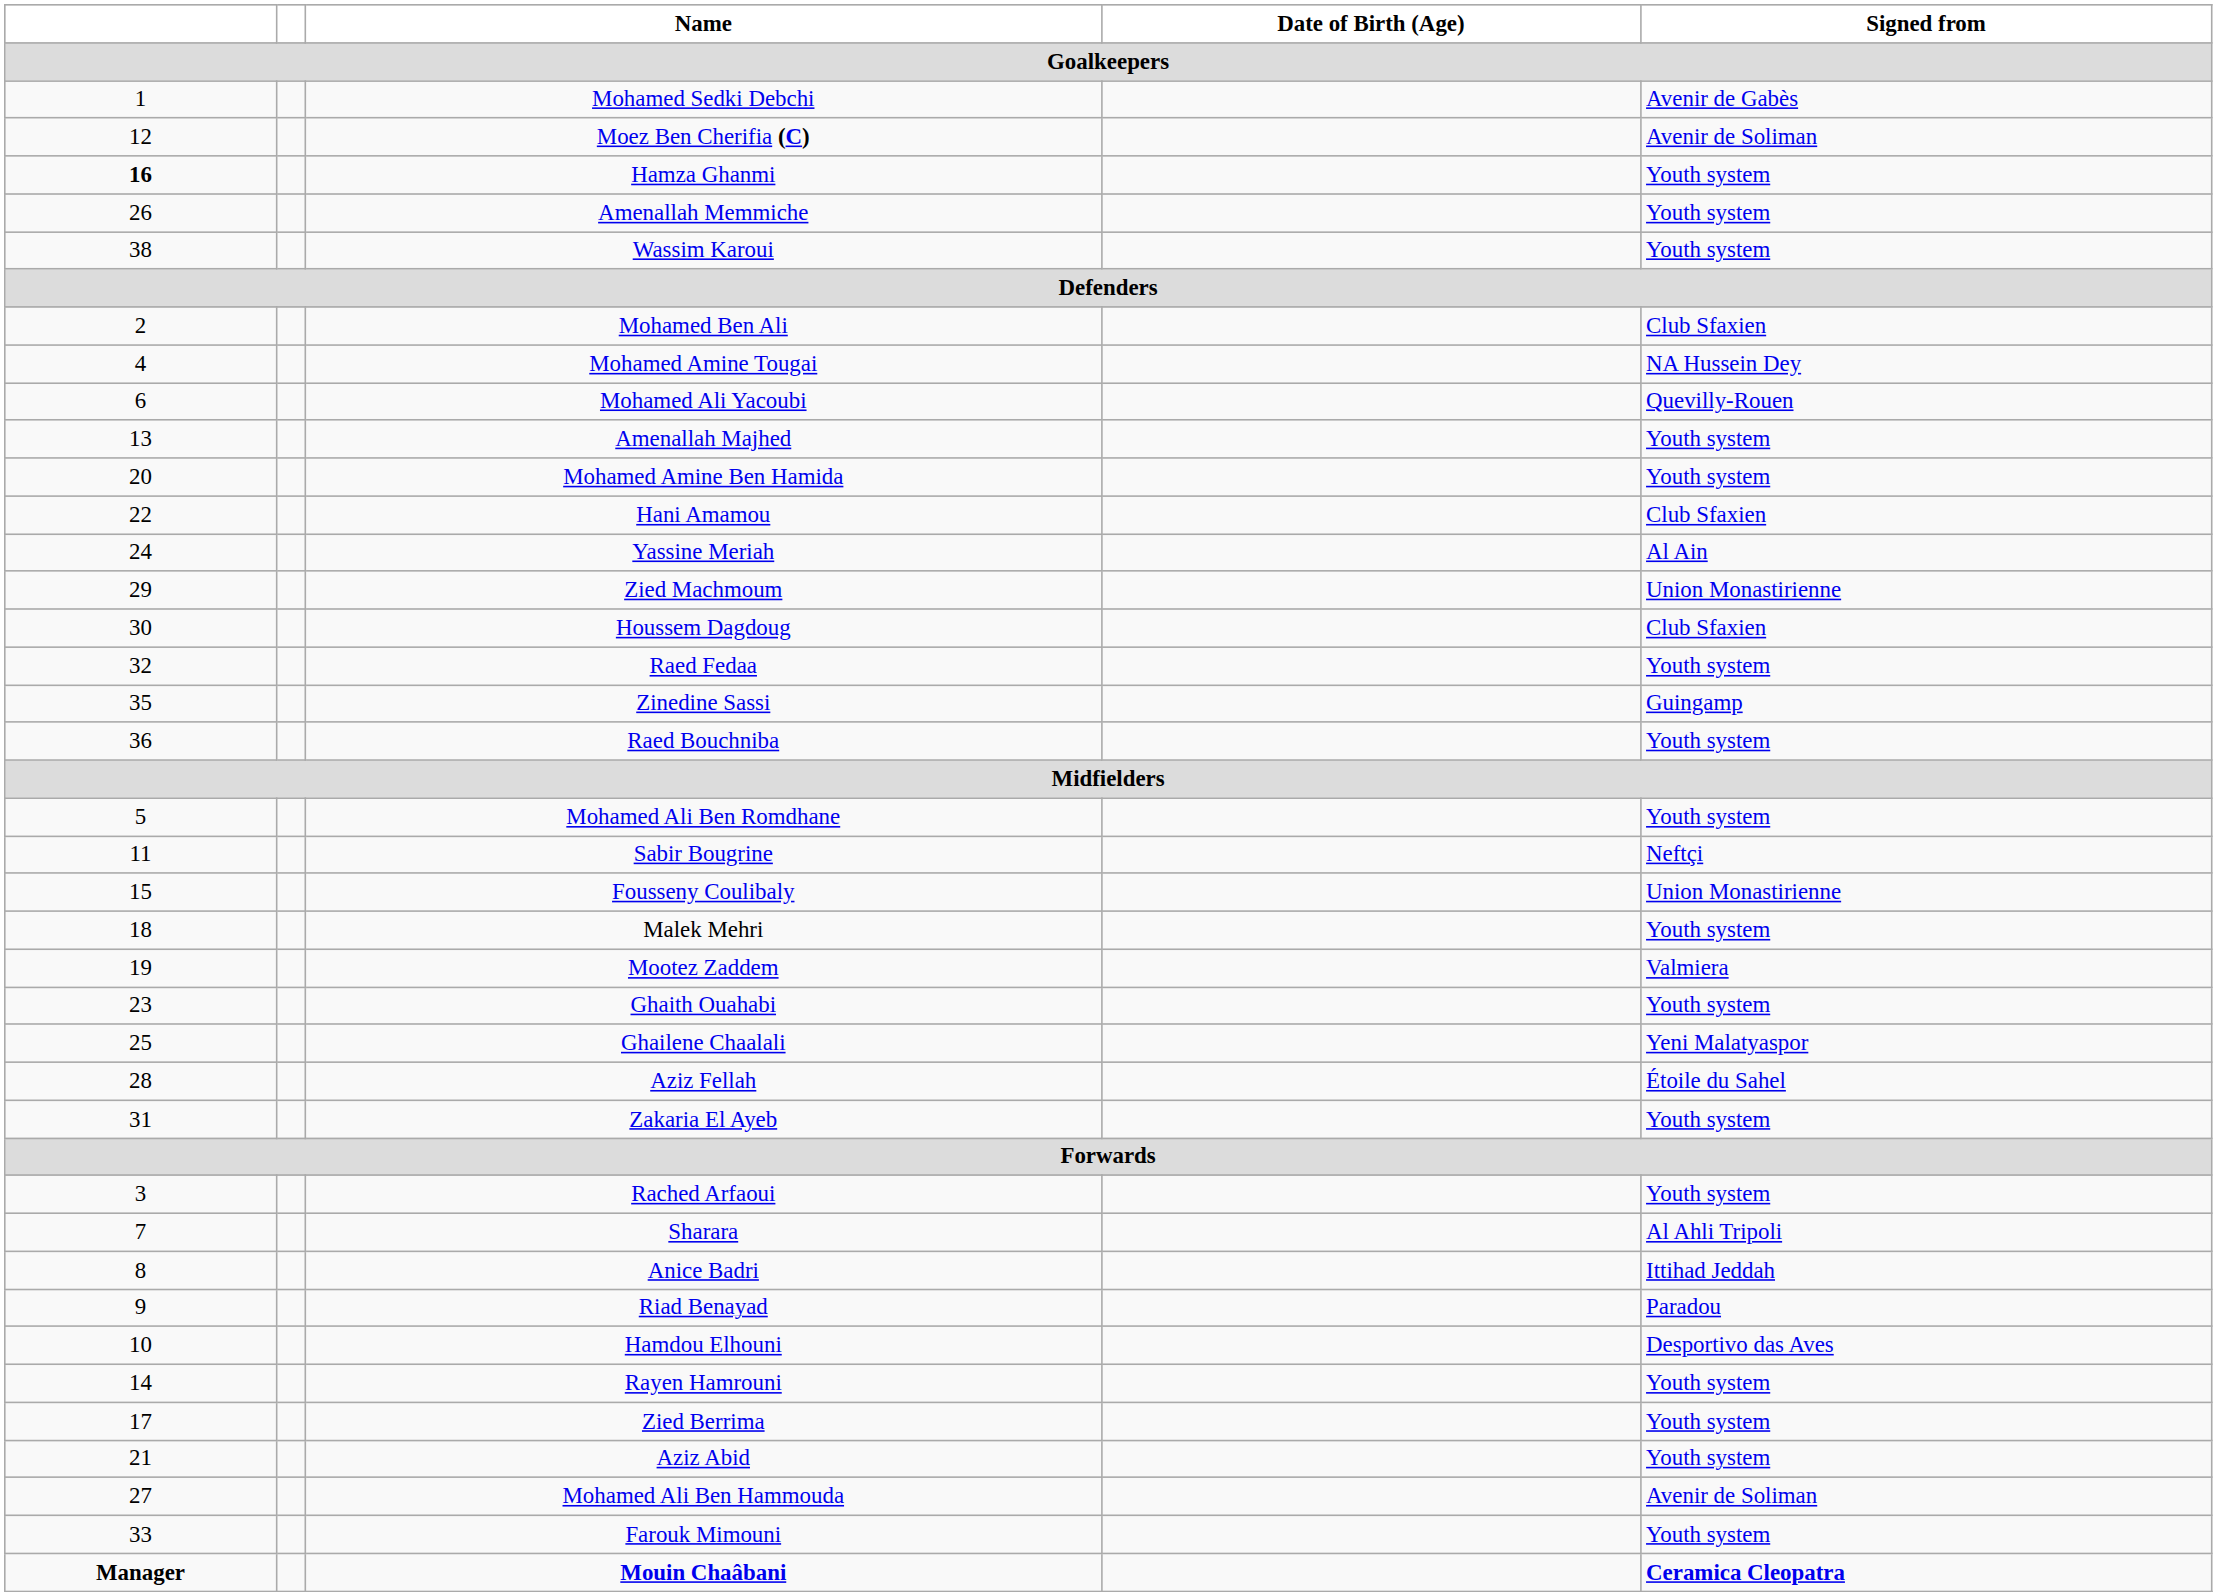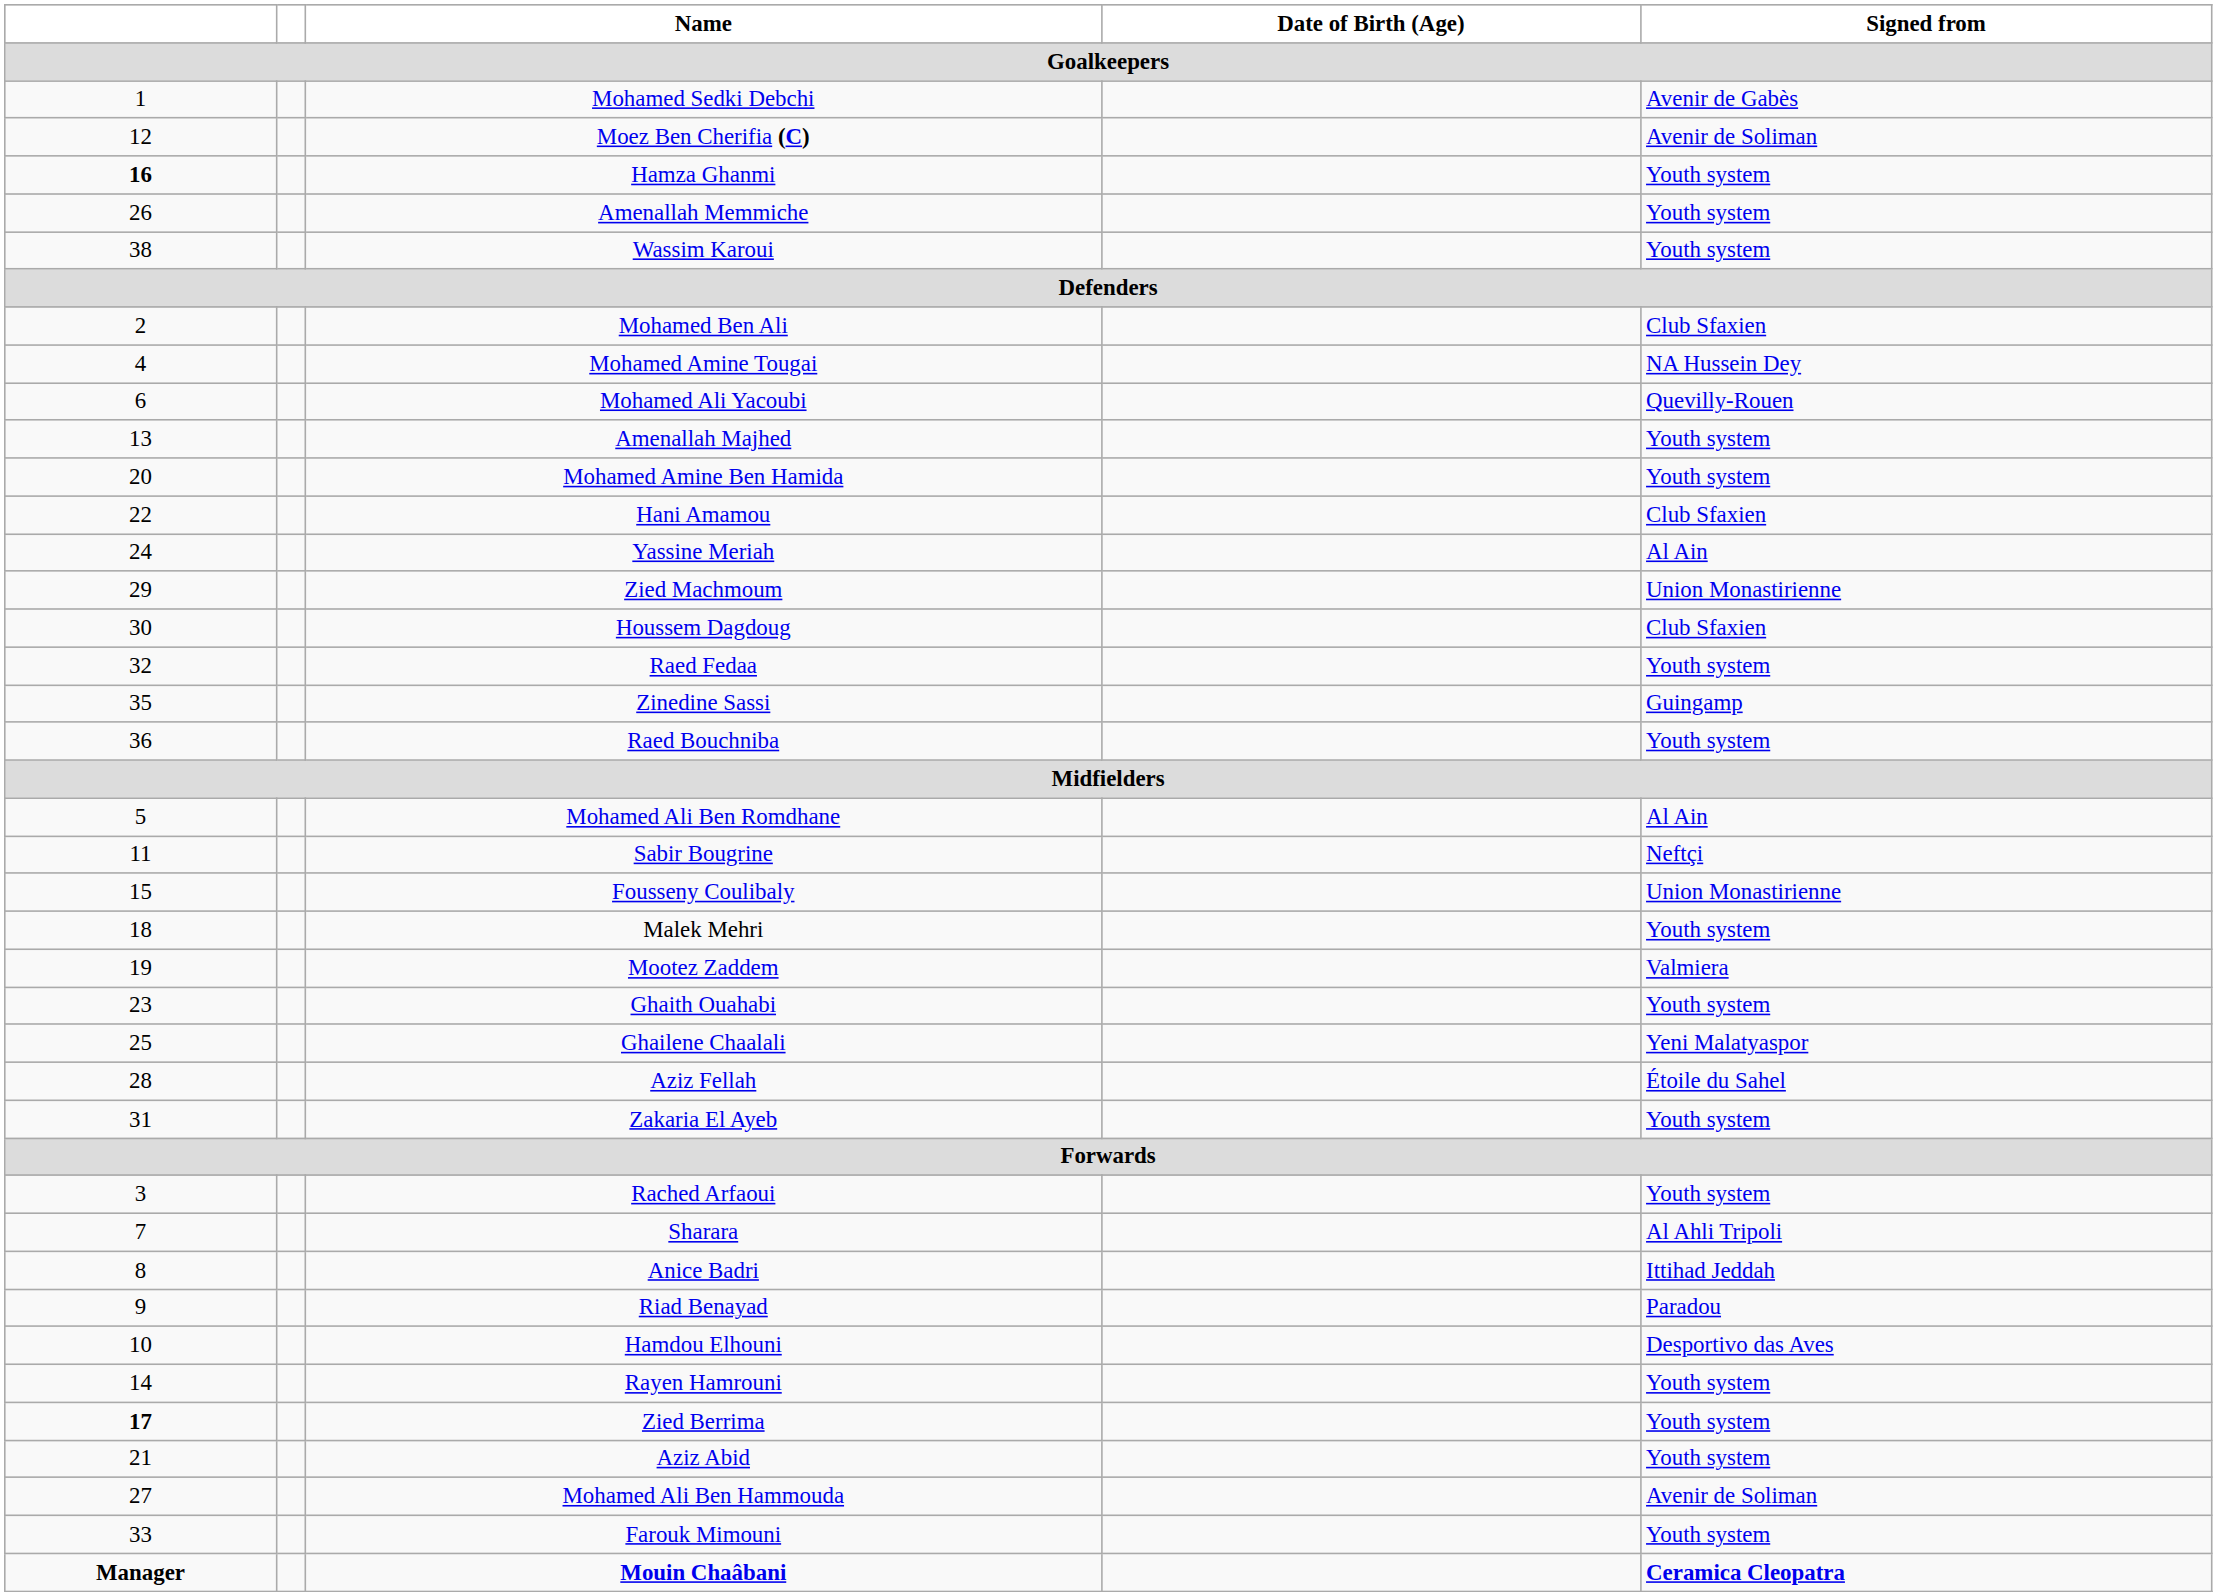(1708, 816) Youth system -> (1677, 816) Al Ain
(141, 1420) normal -> (141, 1420) bold
